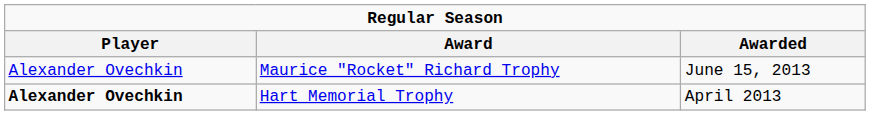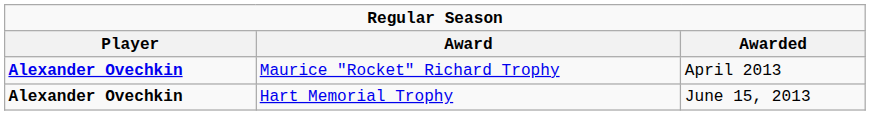(96, 70) normal -> (96, 70) bold
(748, 70) June 15, 2013 -> (733, 70) April 2013
(733, 97) April 2013 -> (748, 97) June 15, 2013
